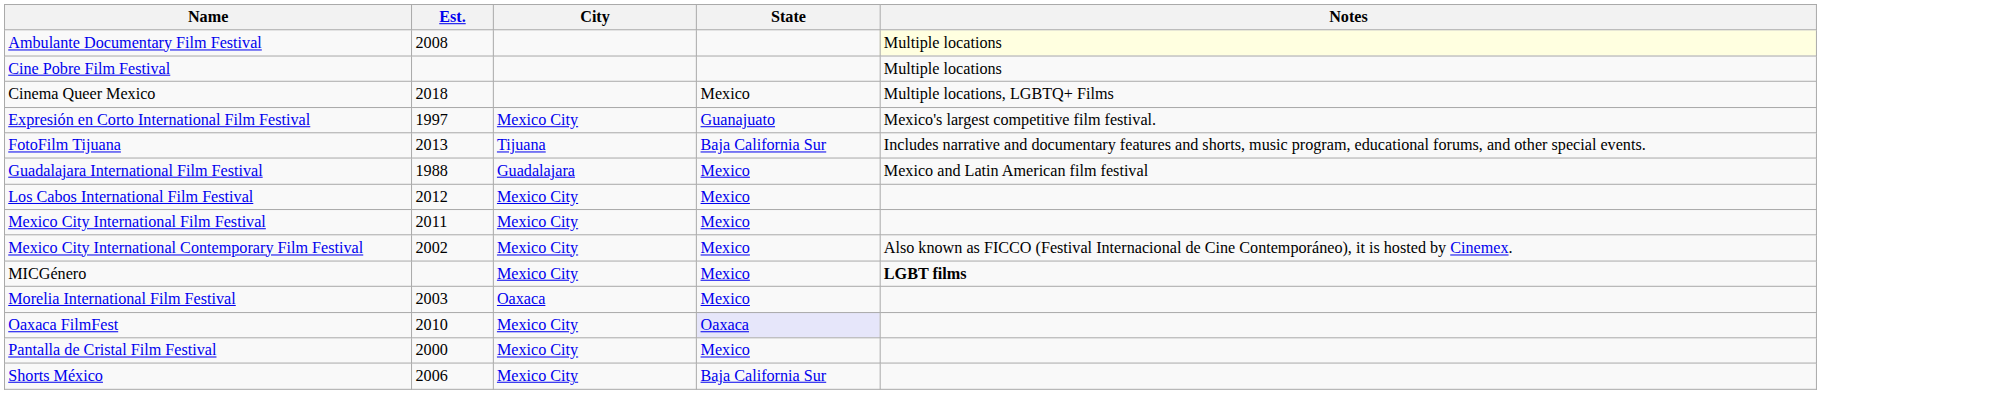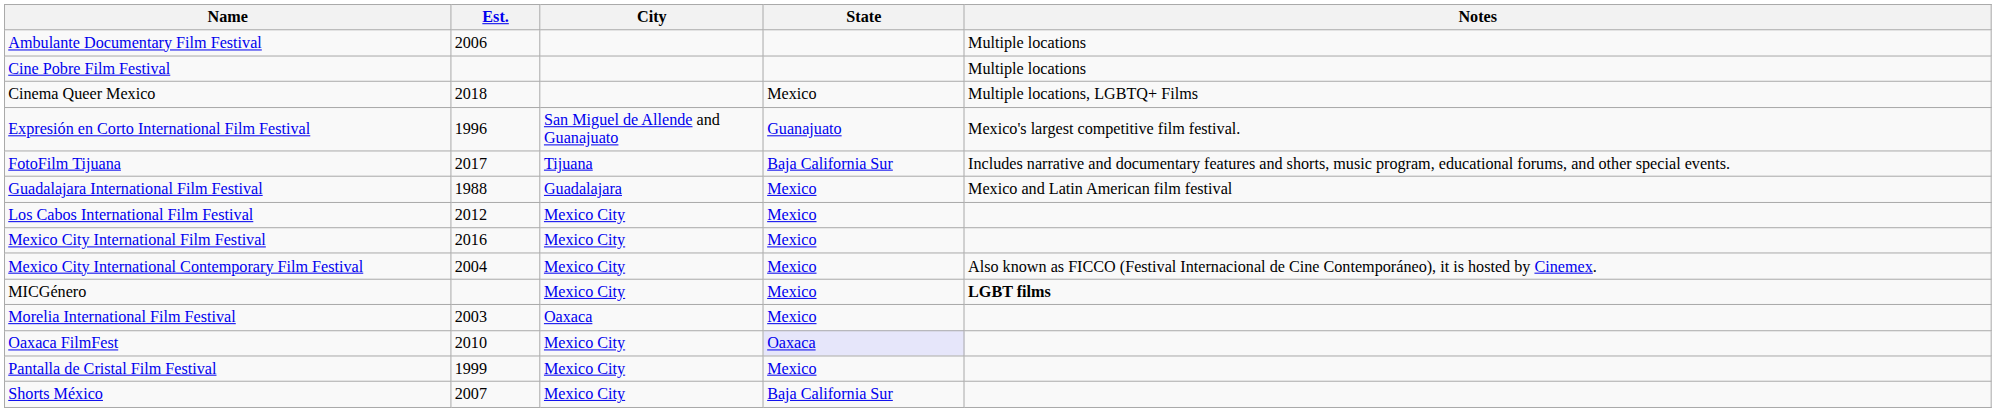(432, 42) 2008 -> (471, 42) 2006
(943, 42) lightyellow background -> (1027, 42) no background
(432, 119) 1997 -> (471, 128) 1996
(538, 119) Mexico City -> (632, 128) San Miguel de Allende and Guanajuato
(432, 145) 2013 -> (471, 163) 2017
(431, 222) 2011 -> (471, 240) 2016
(432, 247) 2002 -> (471, 266) 2004
(432, 350) 2000 -> (471, 368) 1999
(432, 376) 2006 -> (471, 394) 2007
